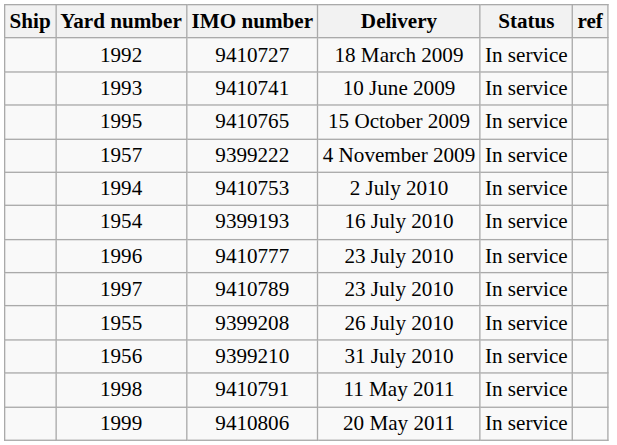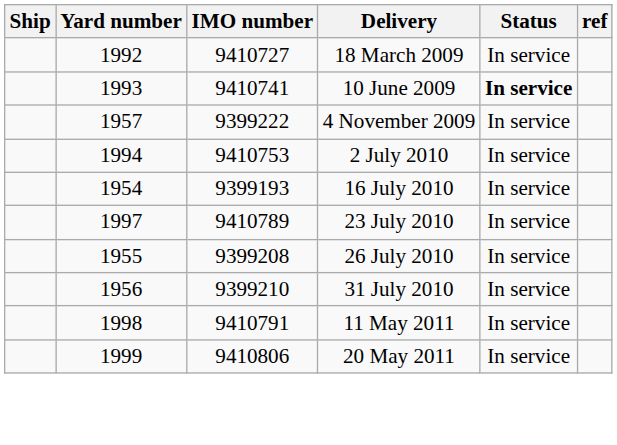(526, 88) normal -> (529, 88) bold
- row: (121, 121)
- row: (121, 255)
